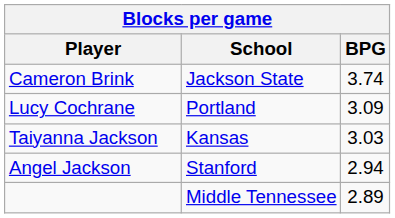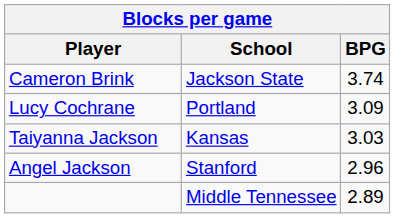(365, 167) 2.94 -> (365, 167) 2.96
